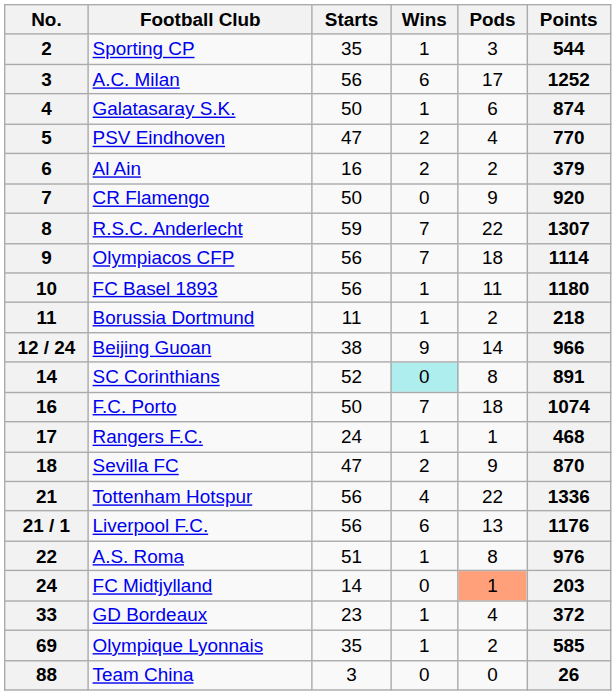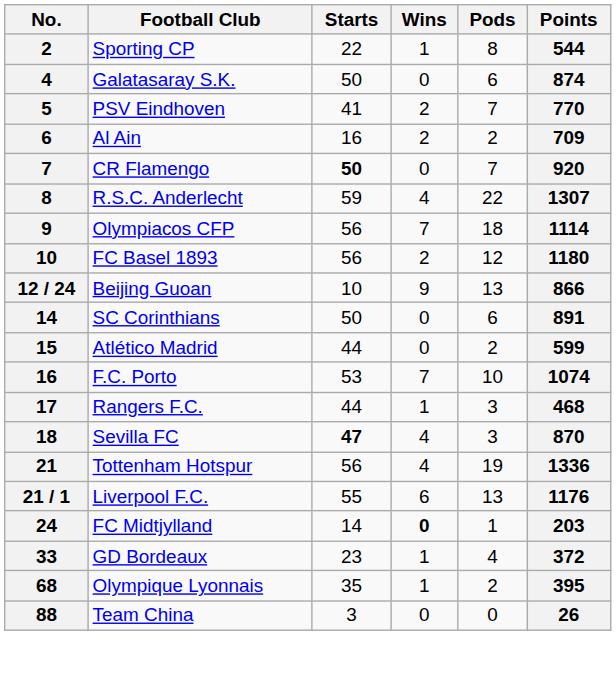(352, 49) 35 -> (352, 49) 22
(493, 49) 3 -> (493, 49) 8
- row: (136, 79)
(424, 109) 1 -> (424, 79) 0
(352, 138) 47 -> (352, 109) 41
(493, 138) 4 -> (493, 109) 7
(569, 168) 379 -> (569, 138) 709
(352, 198) normal -> (352, 168) bold
(493, 198) 9 -> (493, 168) 7
(424, 228) 7 -> (424, 198) 4
(424, 287) 1 -> (424, 258) 2
(493, 287) 11 -> (493, 258) 12
- row: (173, 317)
(352, 347) 38 -> (352, 287) 10
(493, 347) 14 -> (493, 287) 13
(569, 347) 966 -> (569, 287) 866
(352, 377) 52 -> (352, 317) 50
(424, 377) paleturquoise background -> (424, 317) no background
(493, 377) 8 -> (493, 317) 6
+ row: (155, 347)
(352, 407) 50 -> (352, 377) 53
(493, 407) 18 -> (493, 377) 10
(352, 436) 24 -> (352, 407) 44
(493, 436) 1 -> (493, 407) 3
(352, 466) normal -> (352, 436) bold
(424, 466) 2 -> (424, 436) 4
(493, 466) 9 -> (493, 436) 3
(493, 496) 22 -> (493, 466) 19
(352, 526) 56 -> (352, 496) 55
- row: (138, 556)
(424, 585) normal -> (424, 526) bold
(493, 585) lightsalmon background -> (493, 526) no background
(46, 645) 69 -> (46, 585) 68
(569, 645) 585 -> (569, 585) 395
